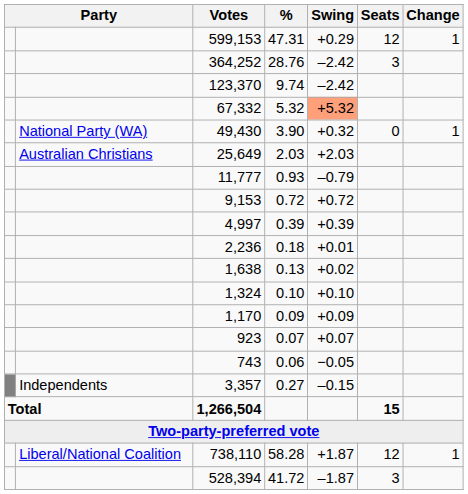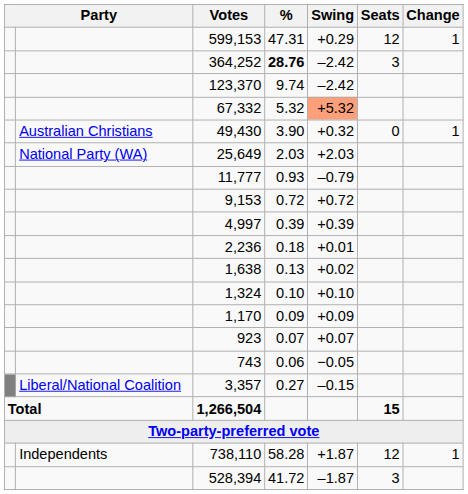(286, 62) normal -> (286, 62) bold
(83, 131) National Party (WA) -> (86, 131) Australian Christians
(86, 154) Australian Christians -> (83, 154) National Party (WA)
(63, 385) Independents -> (100, 385) Liberal/National Coalition
(100, 454) Liberal/National Coalition -> (63, 454) Independents
